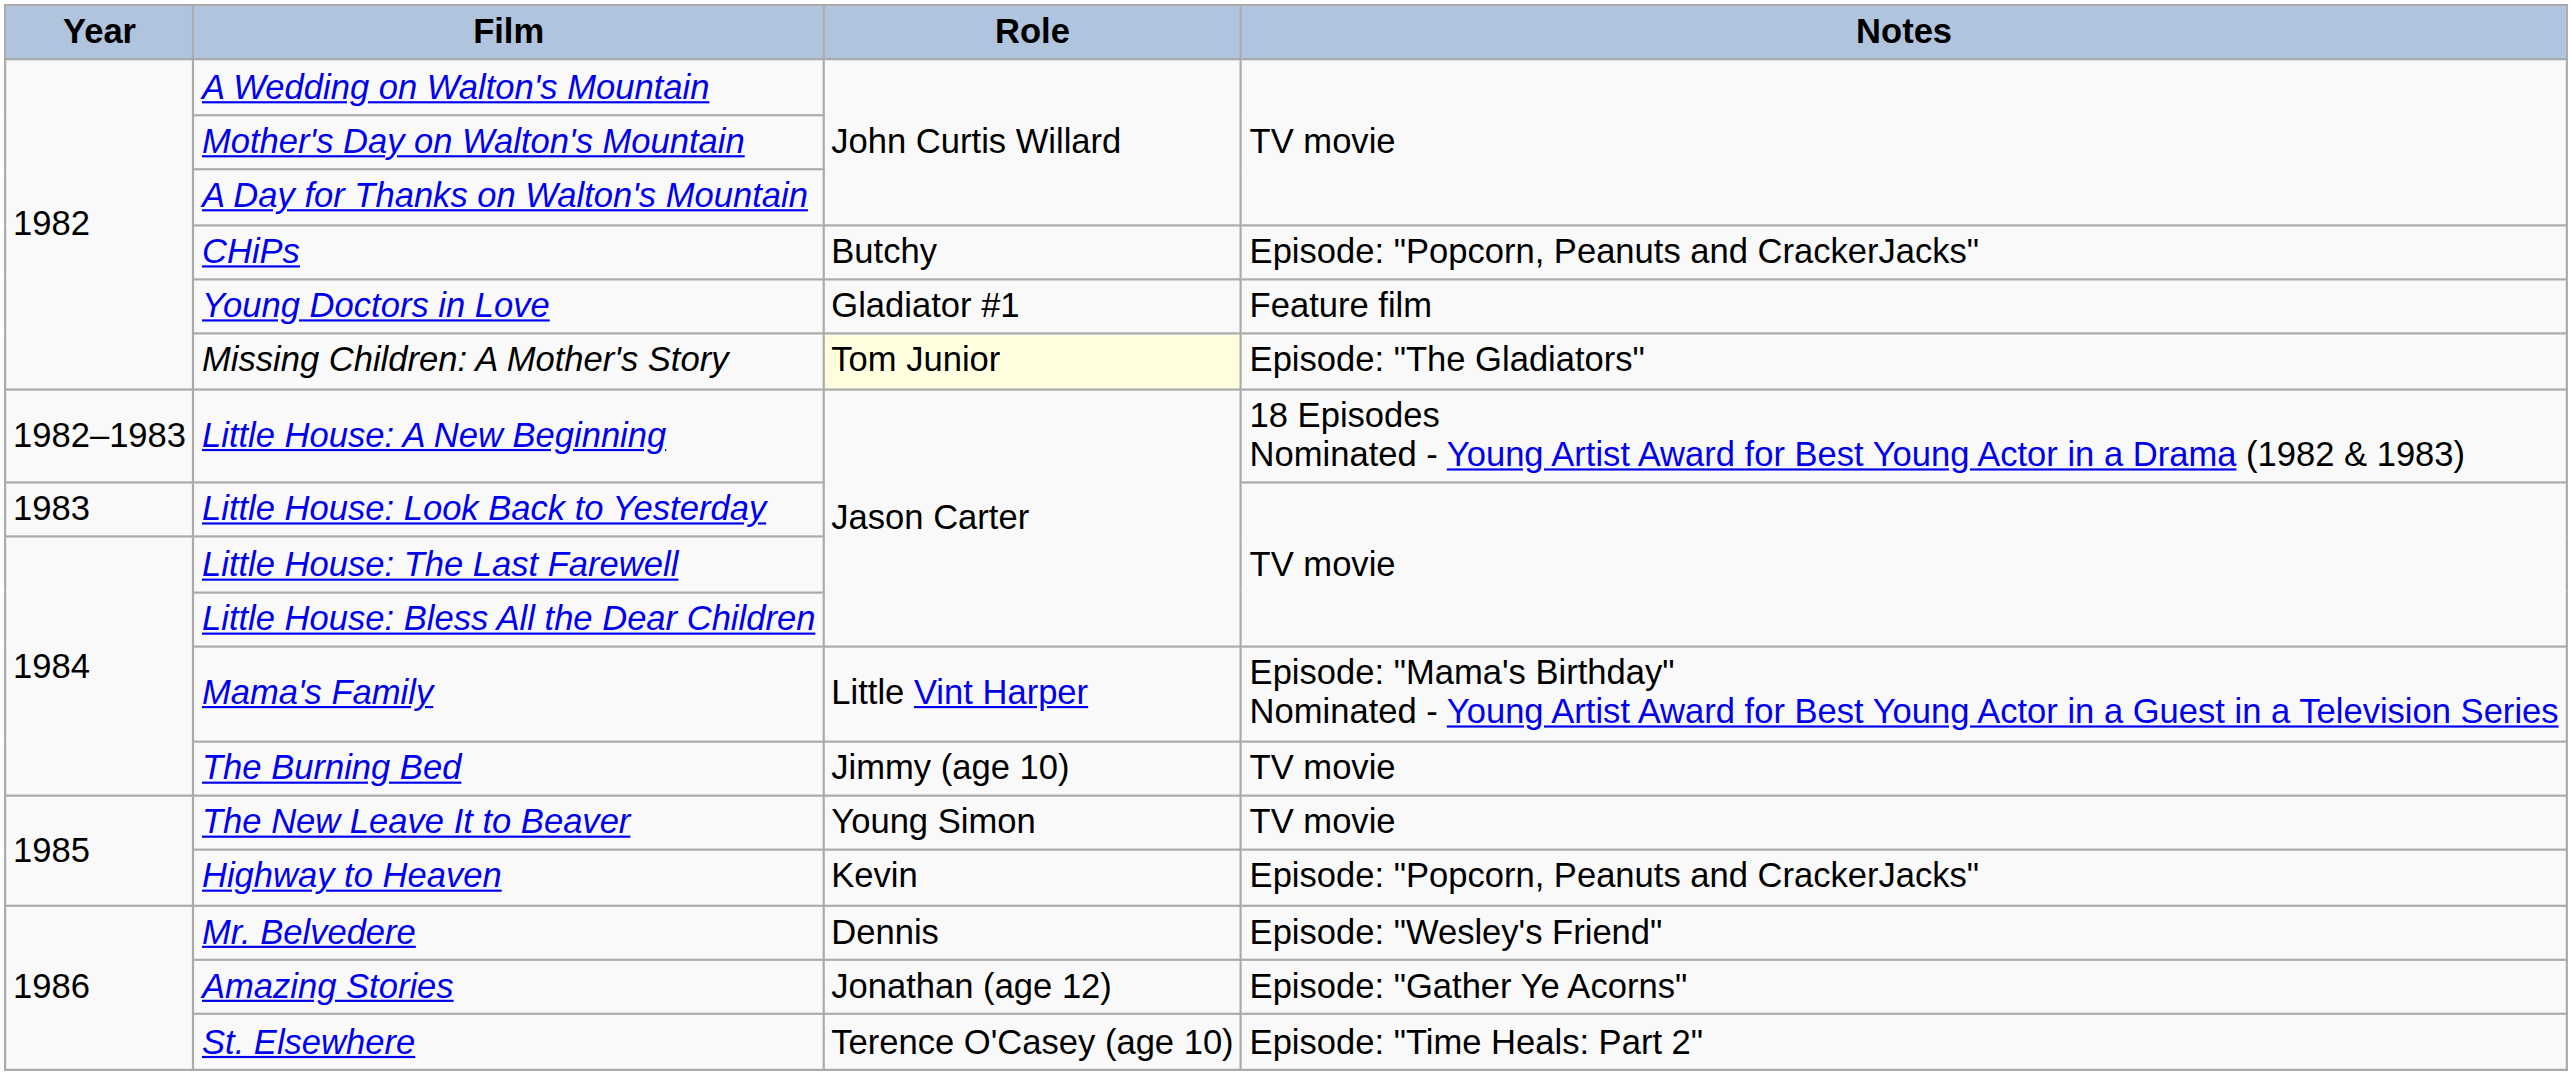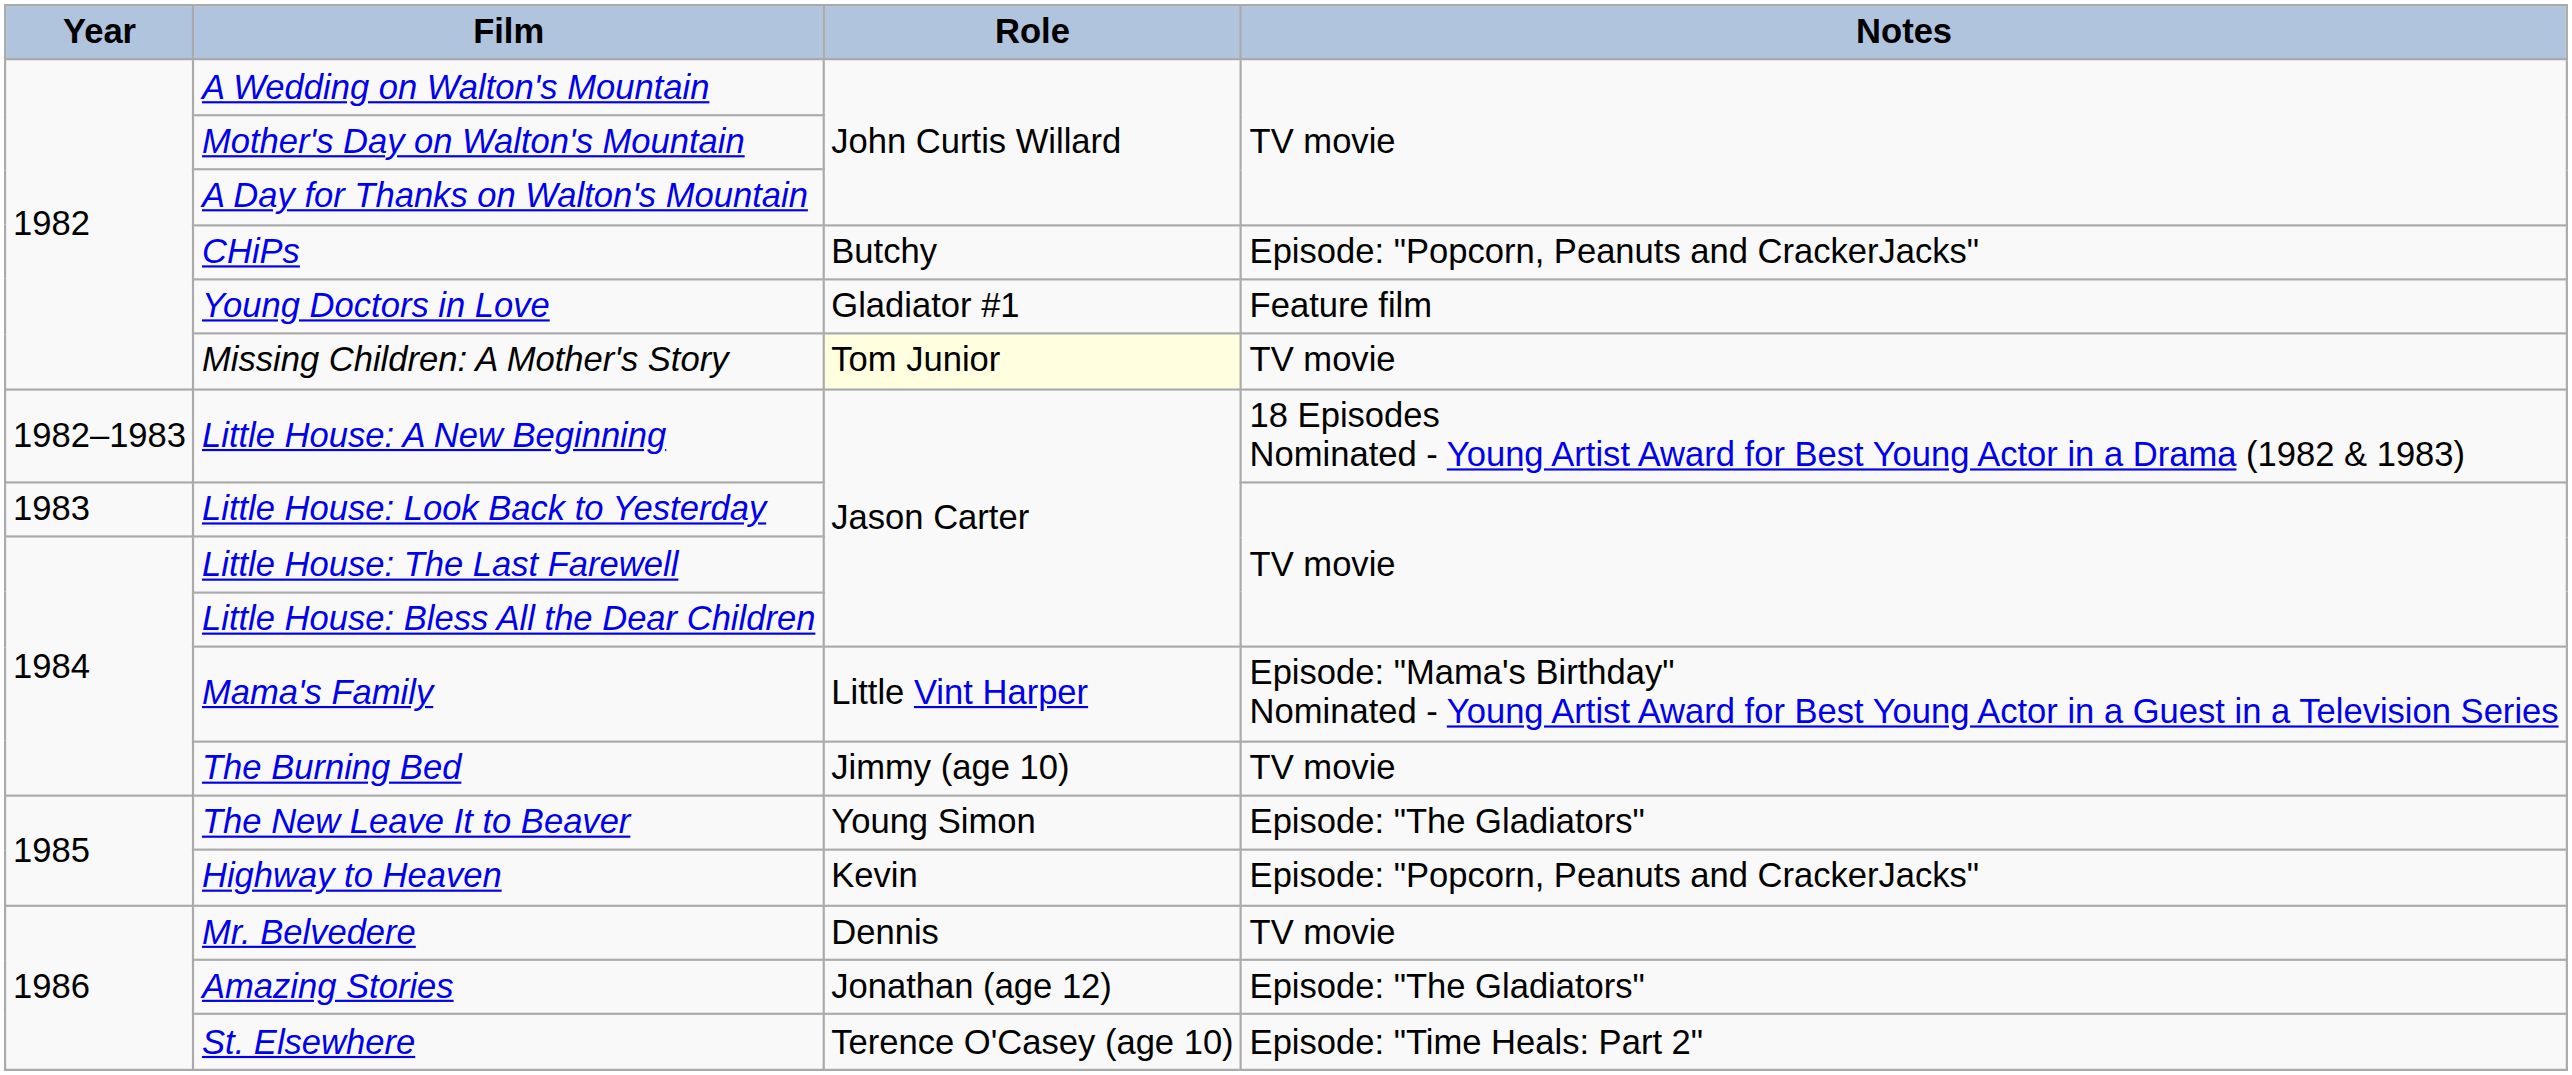(1447, 360) Episode: "The Gladiators" -> (1323, 360) TV movie
(1323, 822) TV movie -> (1447, 822) Episode: "The Gladiators"
(1456, 931) Episode: "Wesley's Friend" -> (1323, 931) TV movie
(1468, 986) Episode: "Gather Ye Acorns" -> (1447, 986) Episode: "The Gladiators"
